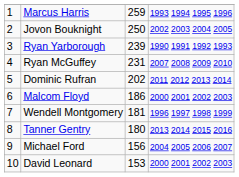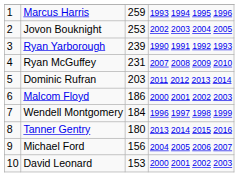(137, 29) 250 -> (137, 29) 253
(137, 79) 202 -> (137, 79) 203
(137, 113) 181 -> (137, 113) 184
